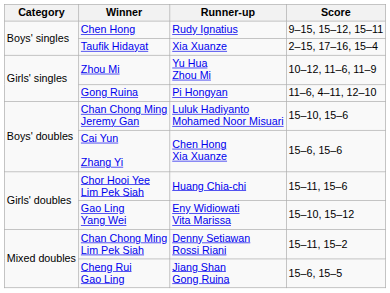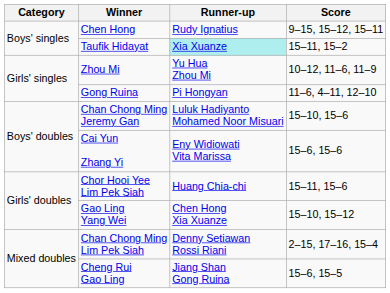(200, 47) no background -> (200, 47) paleturquoise background
(333, 47) 2–15, 17–16, 15–4 -> (318, 47) 15–11, 15–2
(200, 151) Chen Hong Xia Xuanze -> (206, 151) Eny Widiowati Vita Marissa
(206, 215) Eny Widiowati Vita Marissa -> (200, 215) Chen Hong Xia Xuanze
(318, 244) 15–11, 15–2 -> (333, 244) 2–15, 17–16, 15–4
